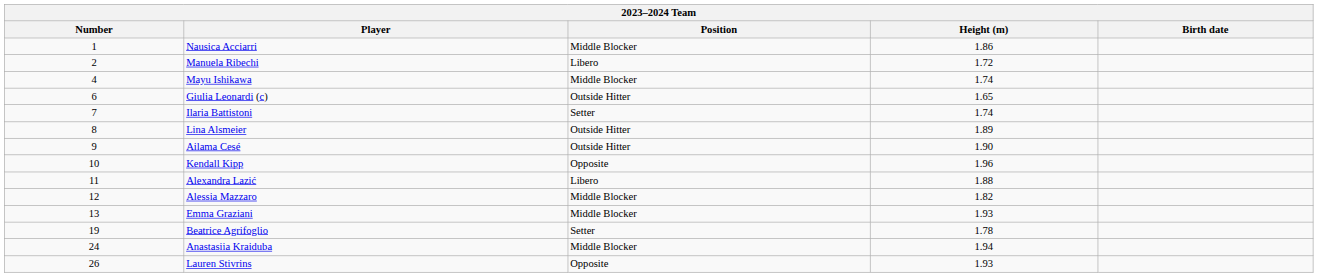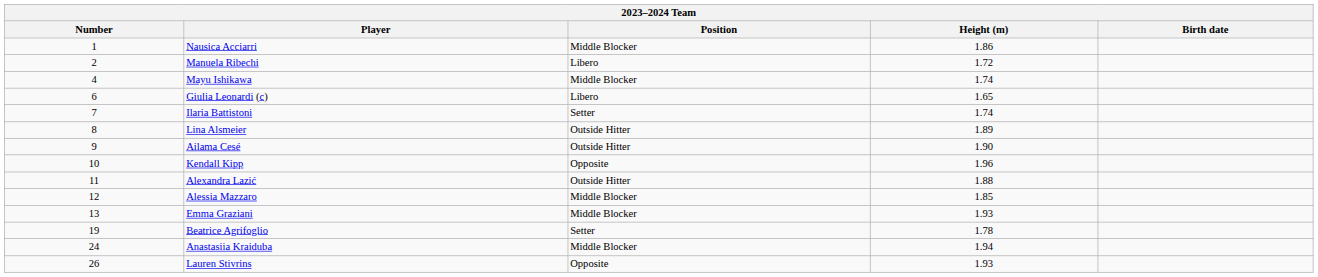(600, 96) Outside Hitter -> (584, 96) Libero
(584, 180) Libero -> (600, 180) Outside Hitter
(984, 197) 1.82 -> (984, 197) 1.85
